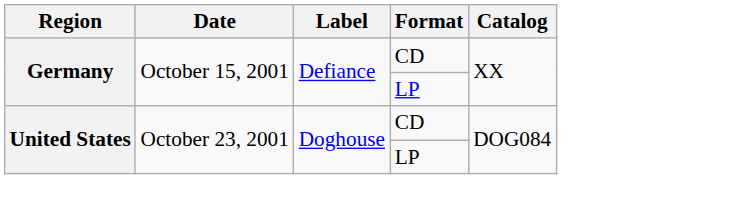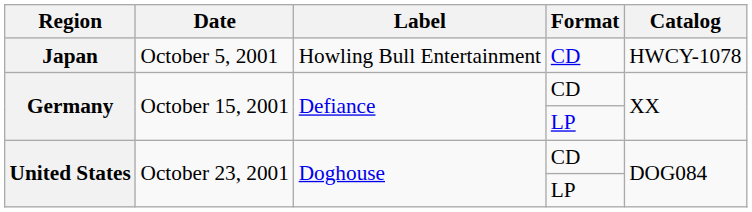+ row: (70, 55)
